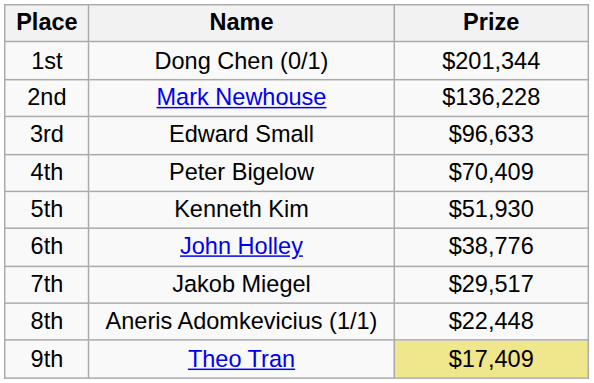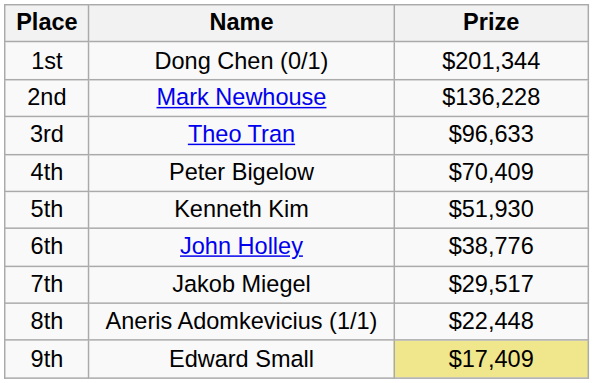(241, 135) Edward Small -> (241, 135) Theo Tran
(241, 358) Theo Tran -> (241, 358) Edward Small
